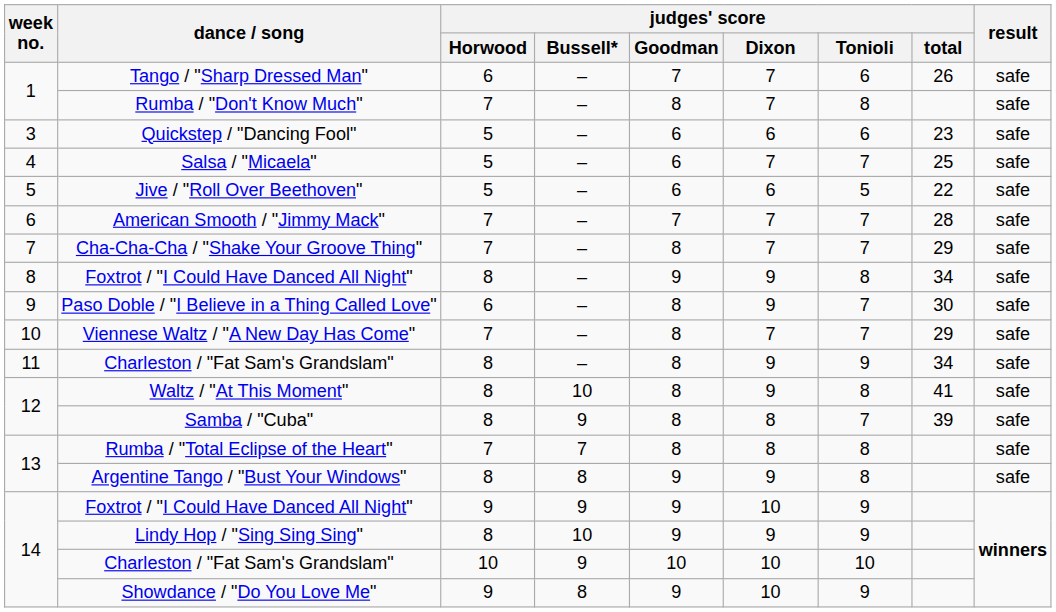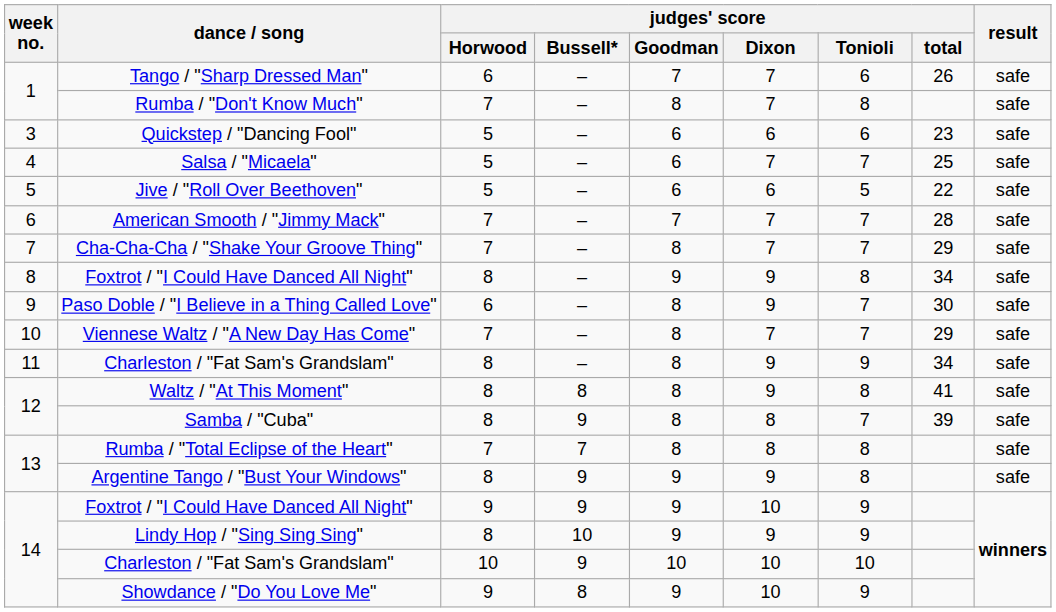(582, 391) 10 -> (582, 391) 8
(582, 477) 8 -> (582, 477) 9
